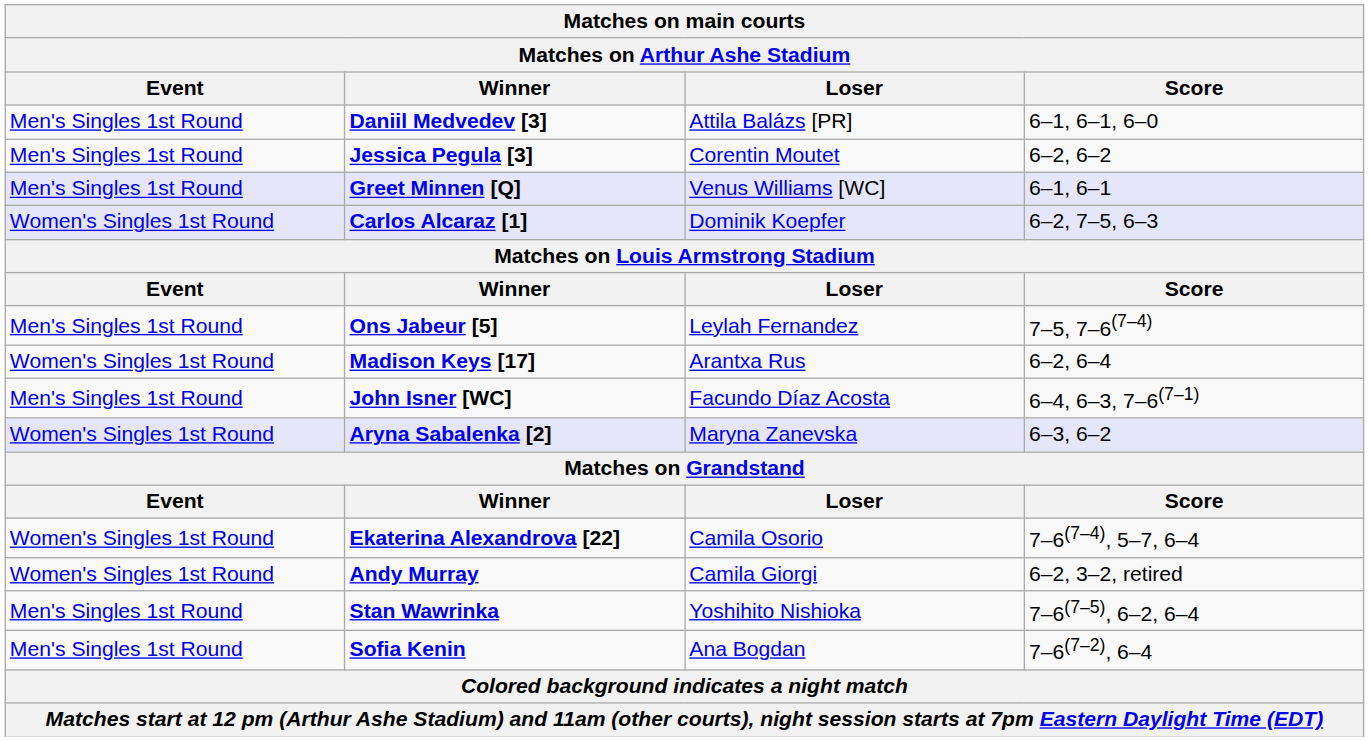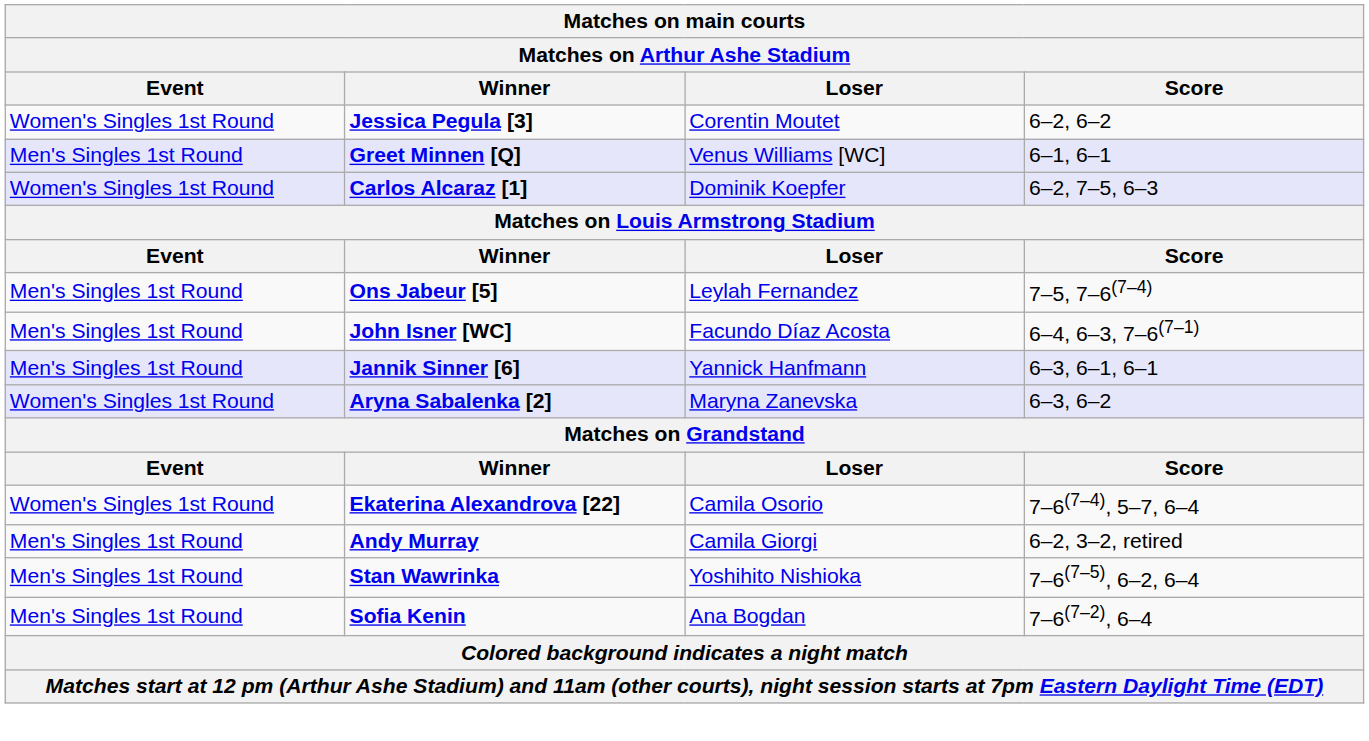- row: (448, 121)
(126, 155) Men's Singles 1st Round -> (142, 121) Women's Singles 1st Round
- row: (442, 361)
+ row: (435, 367)
(142, 574) Women's Singles 1st Round -> (126, 540) Men's Singles 1st Round
